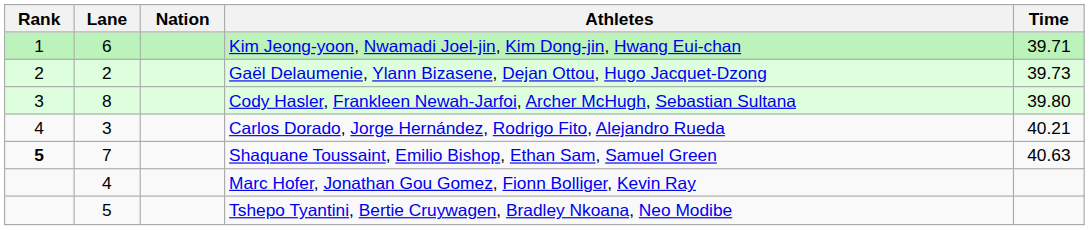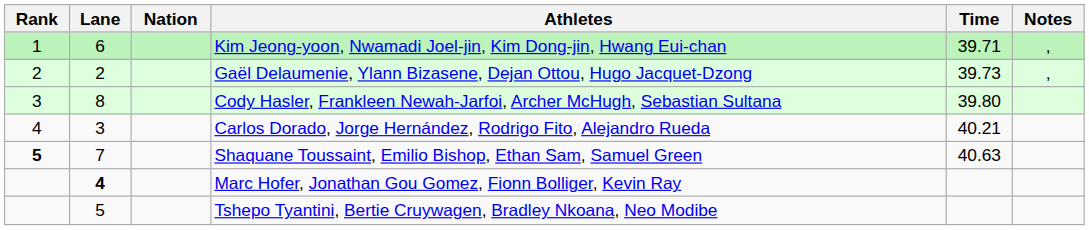+ column: (1048, 18)
(107, 183) normal -> (100, 183) bold
